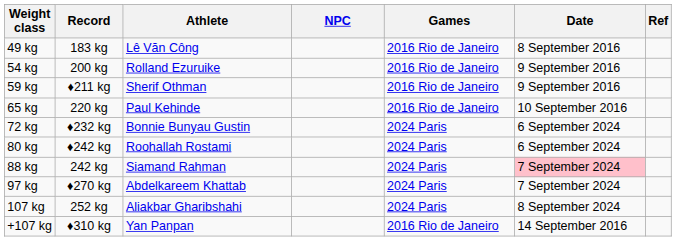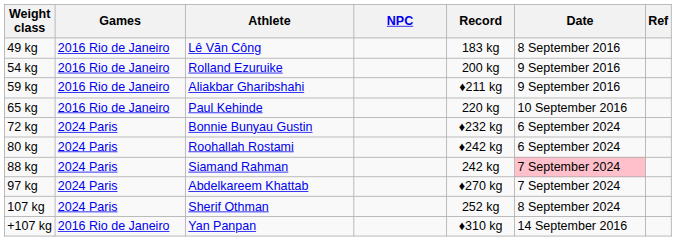columns swapped: (89, 21) <-> (449, 21)
(166, 87) Sherif Othman -> (246, 87) Aliakbar Gharibshahi
(184, 206) Aliakbar Gharibshahi -> (229, 206) Sherif Othman
